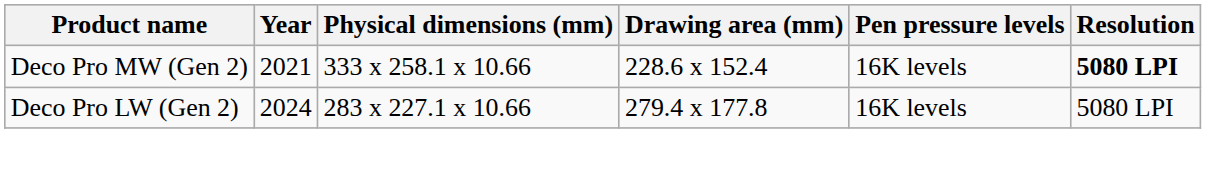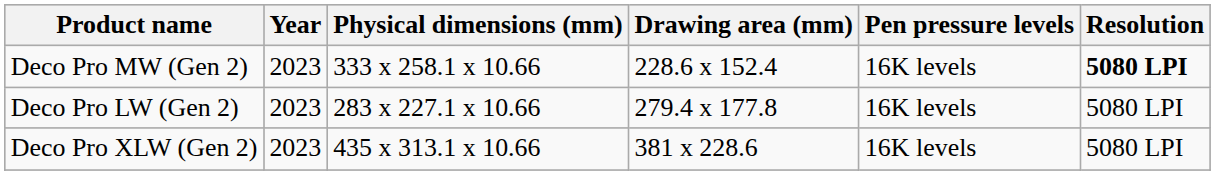(286, 66) 2021 -> (295, 66) 2023
(286, 107) 2024 -> (295, 107) 2023
+ row: (134, 148)
